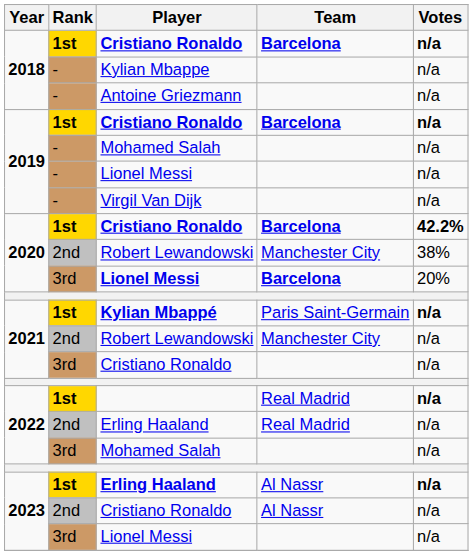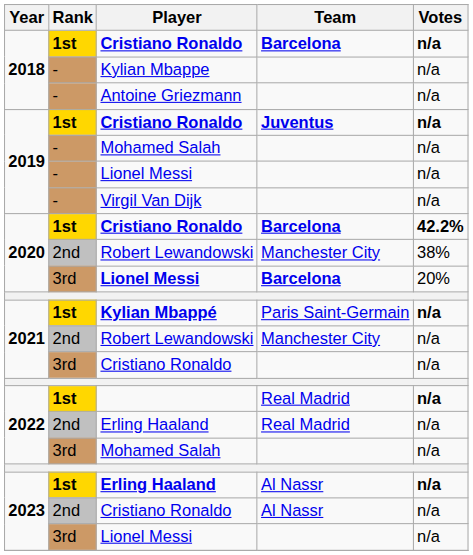(301, 122) Barcelona -> (297, 122) Juventus
